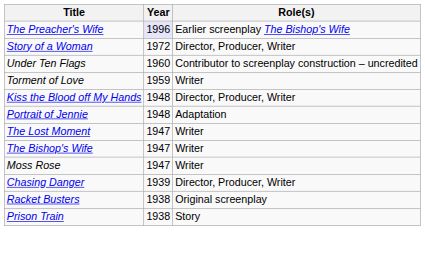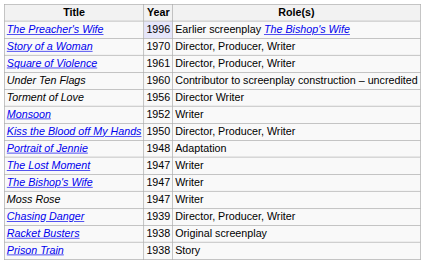(158, 47) 1972 -> (158, 47) 1970
+ row: (52, 64)
(158, 81) 1959 -> (158, 98) 1956
(189, 81) Writer -> (210, 98) Director Writer
+ row: (29, 115)
(158, 98) 1948 -> (158, 132) 1950
